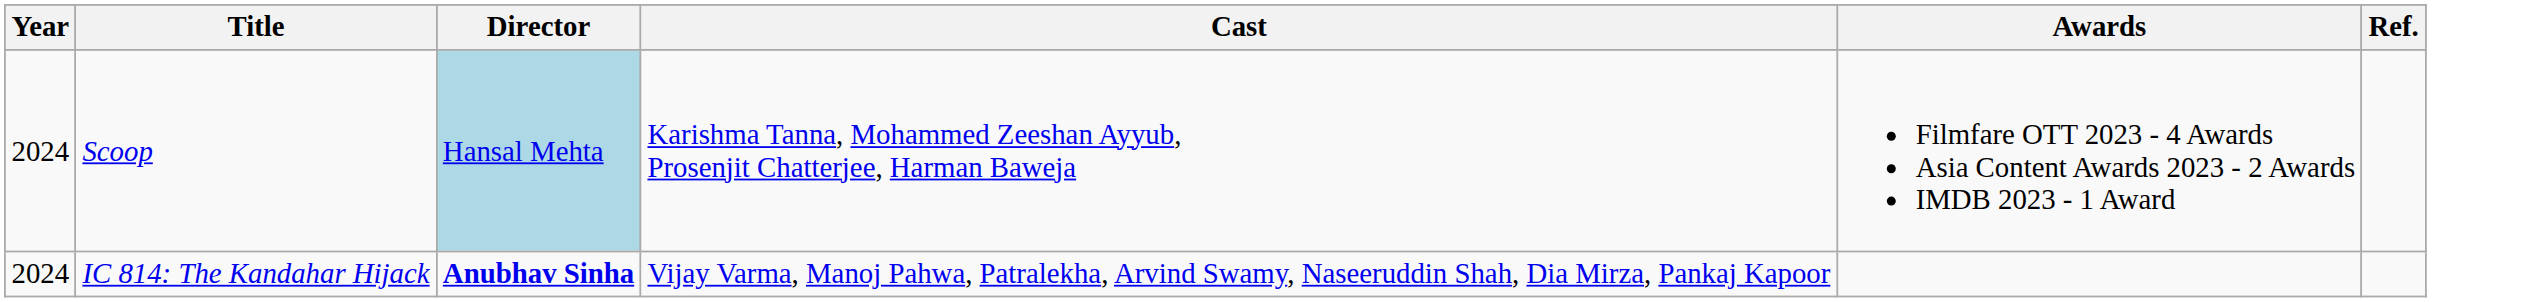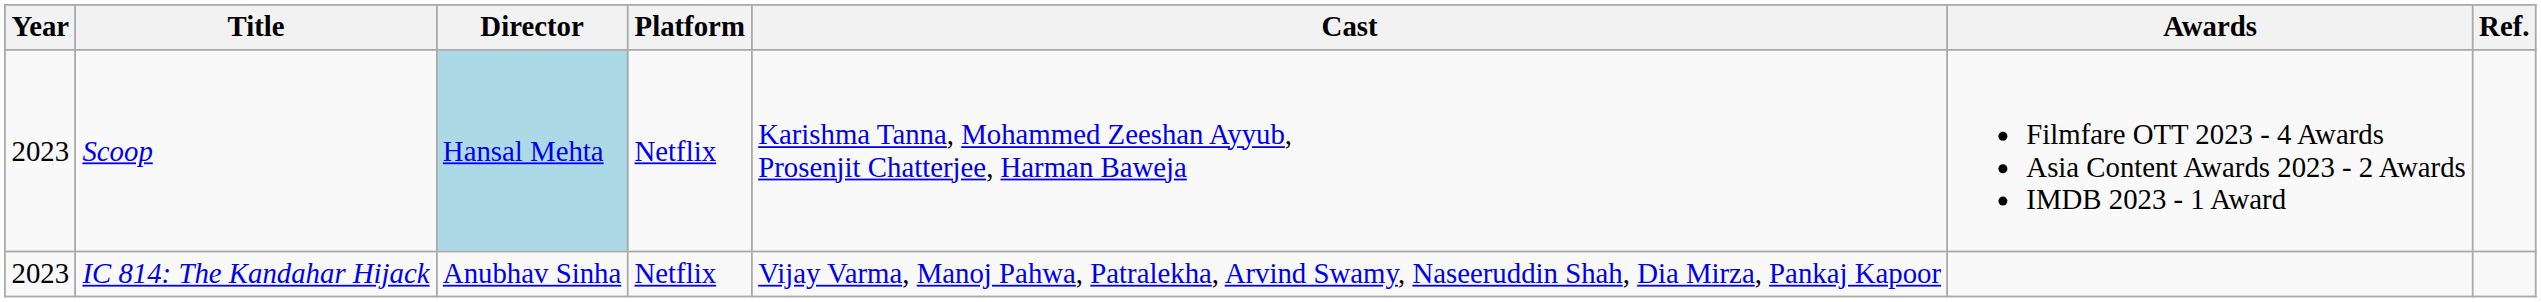+ column: (690, 27)
(40, 150) 2024 -> (40, 150) 2023
(40, 273) 2024 -> (40, 273) 2023
(539, 273) bold -> (532, 273) normal
